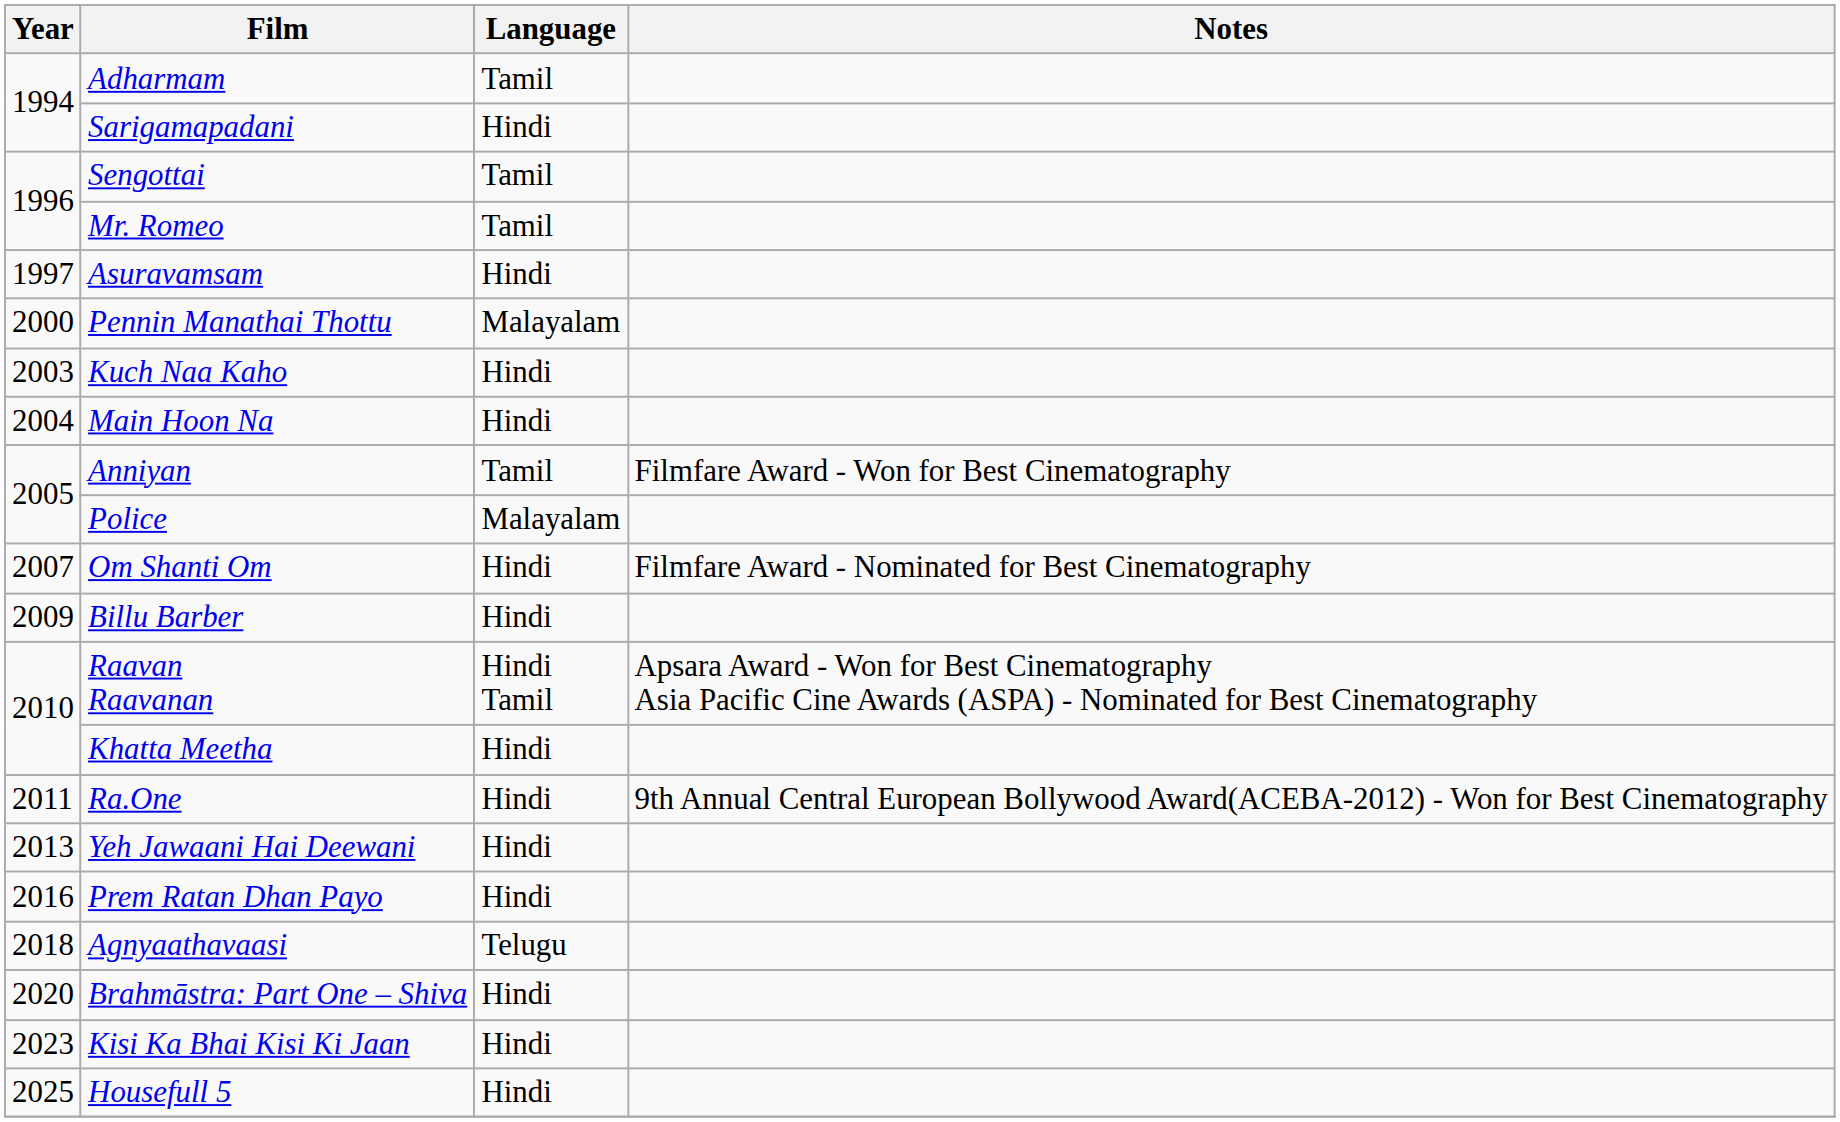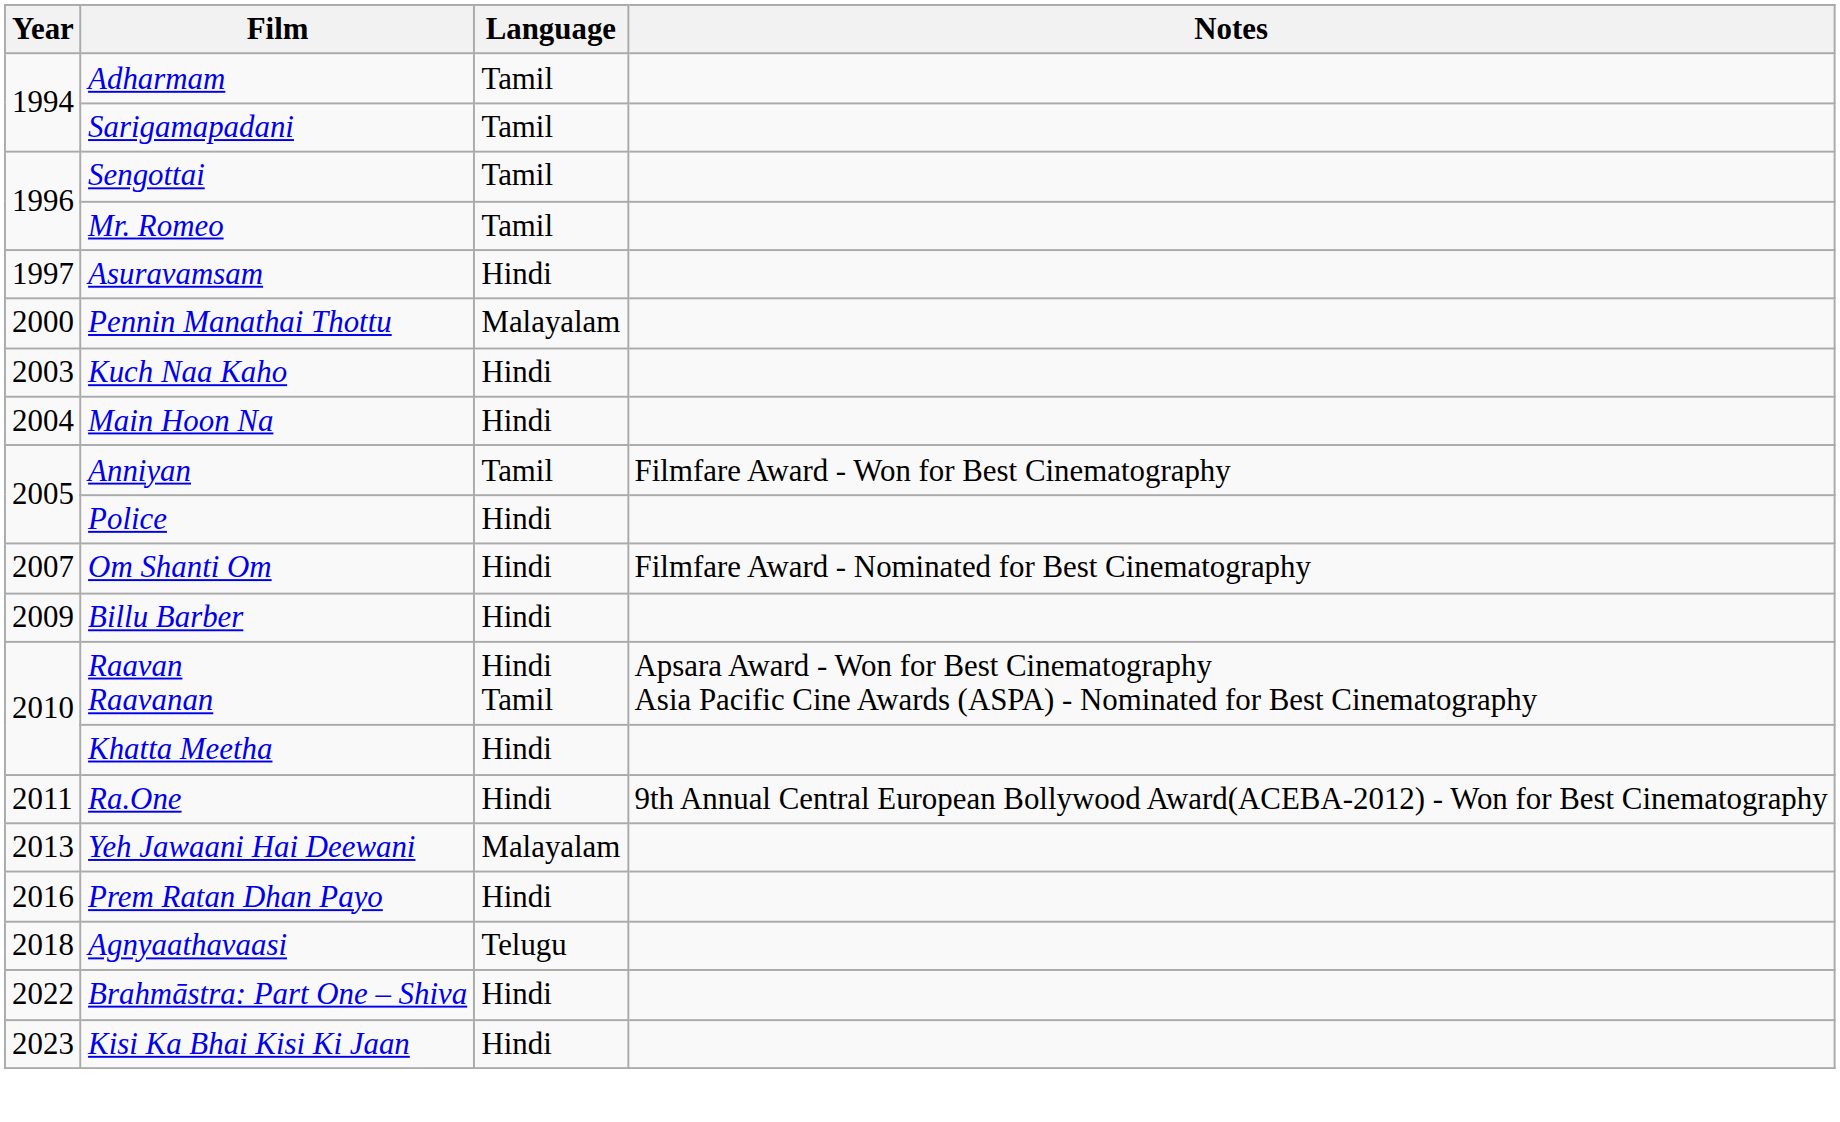(517, 126) Hindi -> (517, 126) Tamil
(551, 518) Malayalam -> (517, 518) Hindi
(517, 847) Hindi -> (551, 847) Malayalam
(43, 994) 2020 -> (43, 994) 2022
- row: (160, 1092)
